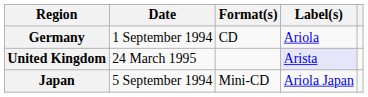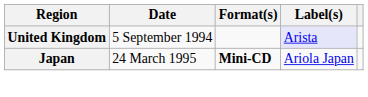- row: (57, 37)
(154, 59) 24 March 1995 -> (162, 37) 5 September 1994
(162, 80) 5 September 1994 -> (154, 59) 24 March 1995
(244, 80) normal -> (245, 59) bold
